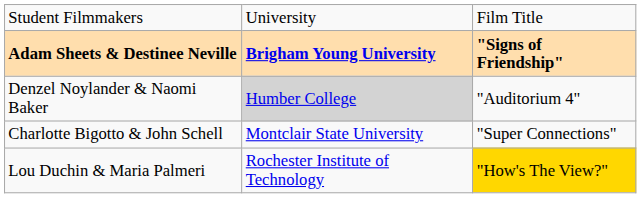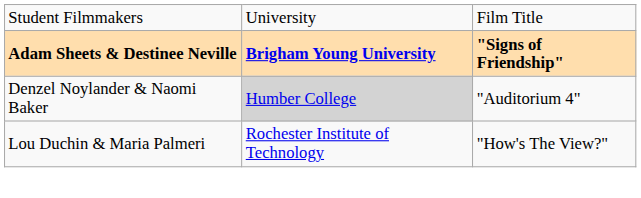- row: (116, 134)
(542, 170) gold background -> (542, 143) no background
